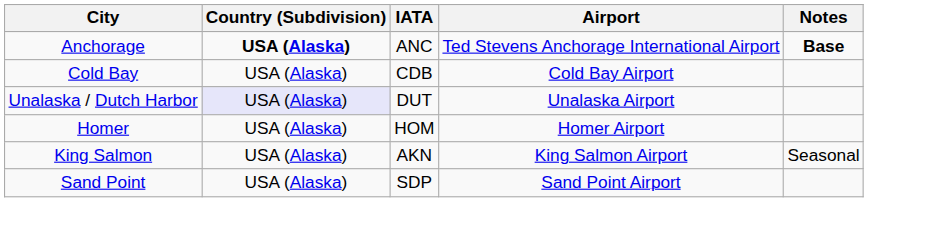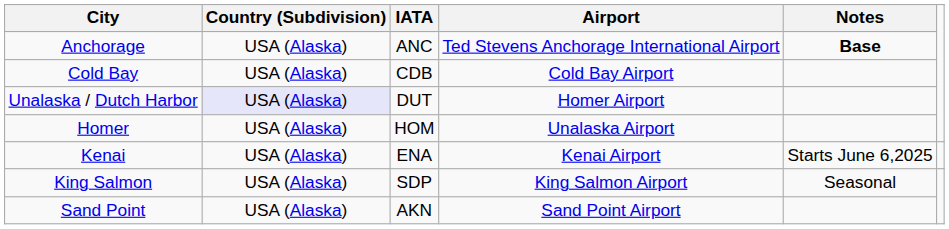(296, 45) bold -> (296, 45) normal
(611, 100) Unalaska Airport -> (611, 100) Homer Airport
(611, 127) Homer Airport -> (611, 127) Unalaska Airport
+ row: (103, 155)
(414, 155) AKN -> (414, 182) SDP
(414, 182) SDP -> (414, 210) AKN
